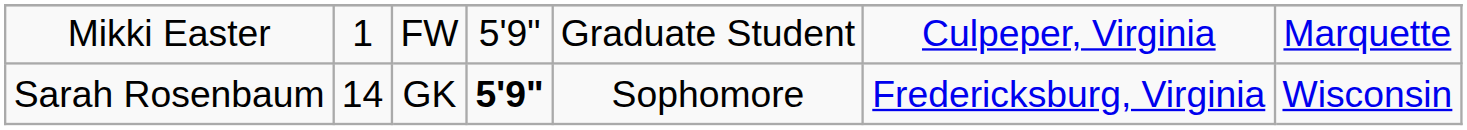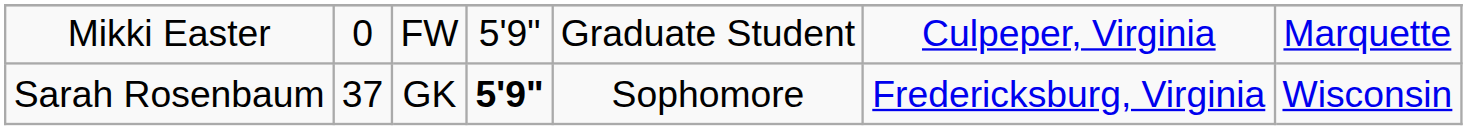(363, 34) 1 -> (363, 34) 0
(363, 93) 14 -> (363, 93) 37
